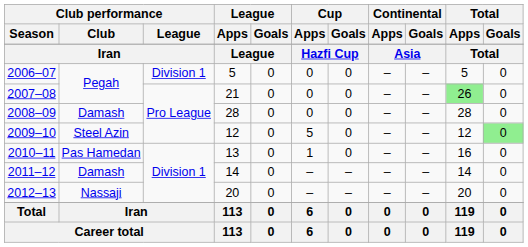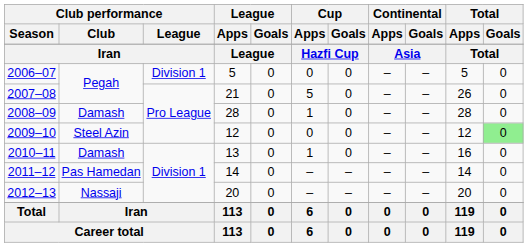(310, 93) 0 -> (310, 93) 5
(464, 93) lightgreen background -> (464, 93) no background
(310, 113) 0 -> (310, 113) 1
(310, 133) 5 -> (310, 133) 0
(101, 152) Pas Hamedan -> (101, 152) Damash
(101, 172) Damash -> (101, 172) Pas Hamedan
